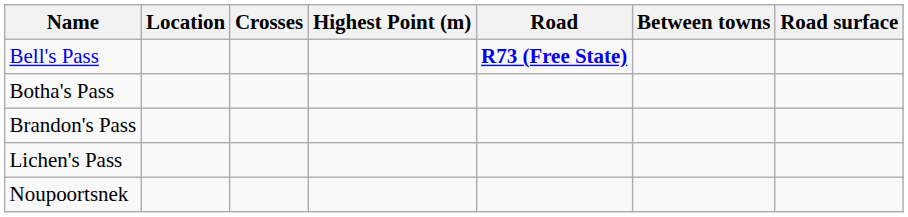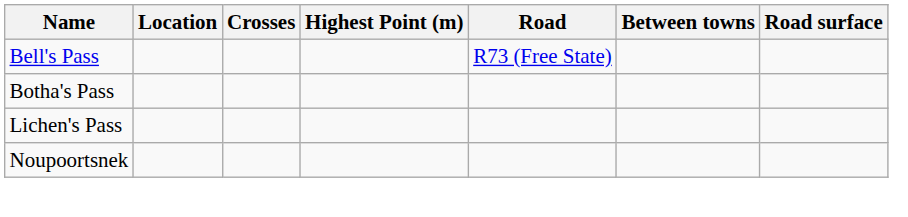(554, 56) bold -> (542, 56) normal
- row: (73, 125)
